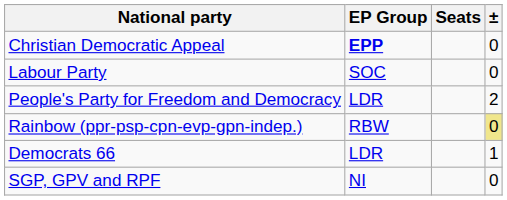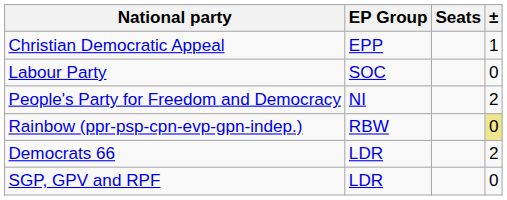(366, 45) bold -> (366, 45) normal
(494, 45) 0 -> (494, 45) 1
(366, 99) LDR -> (357, 99) NI
(494, 153) 1 -> (494, 153) 2
(357, 180) NI -> (366, 180) LDR
